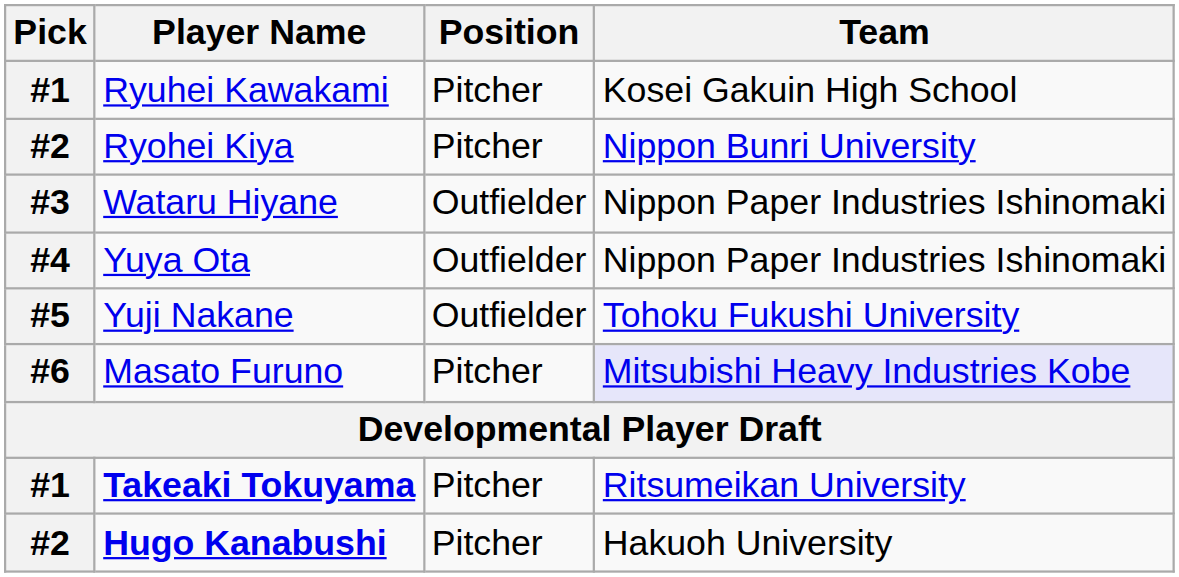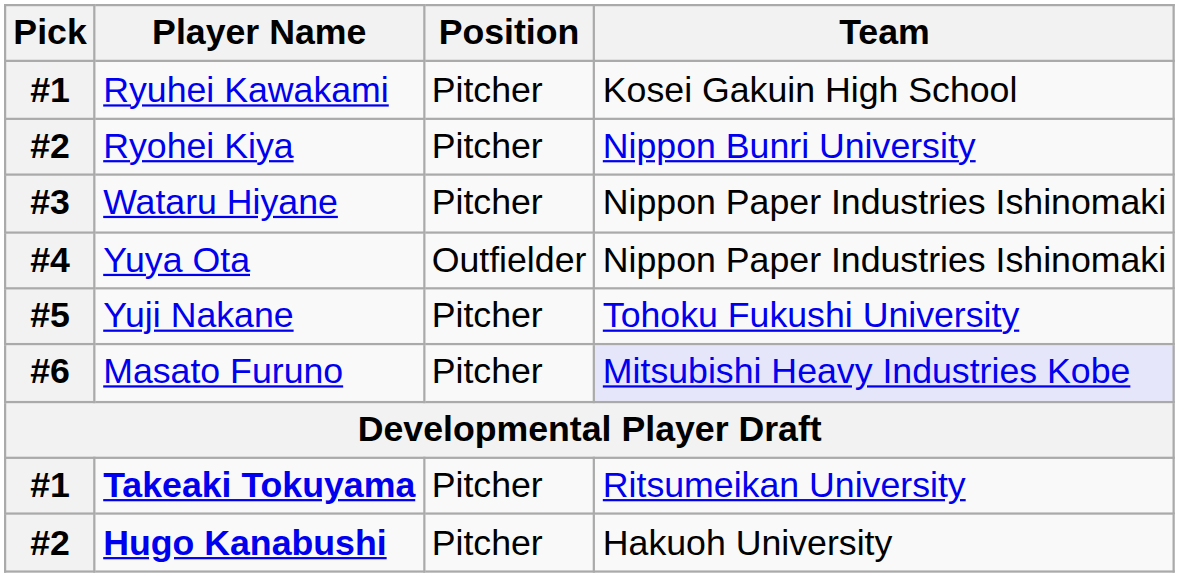(509, 202) Outfielder -> (487, 202) Pitcher
(509, 315) Outfielder -> (487, 315) Pitcher
